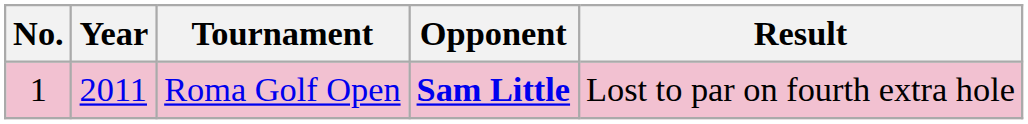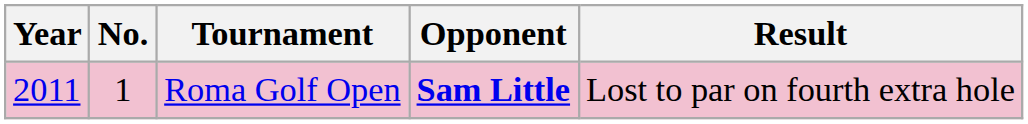columns swapped: (38, 33) <-> (114, 33)
